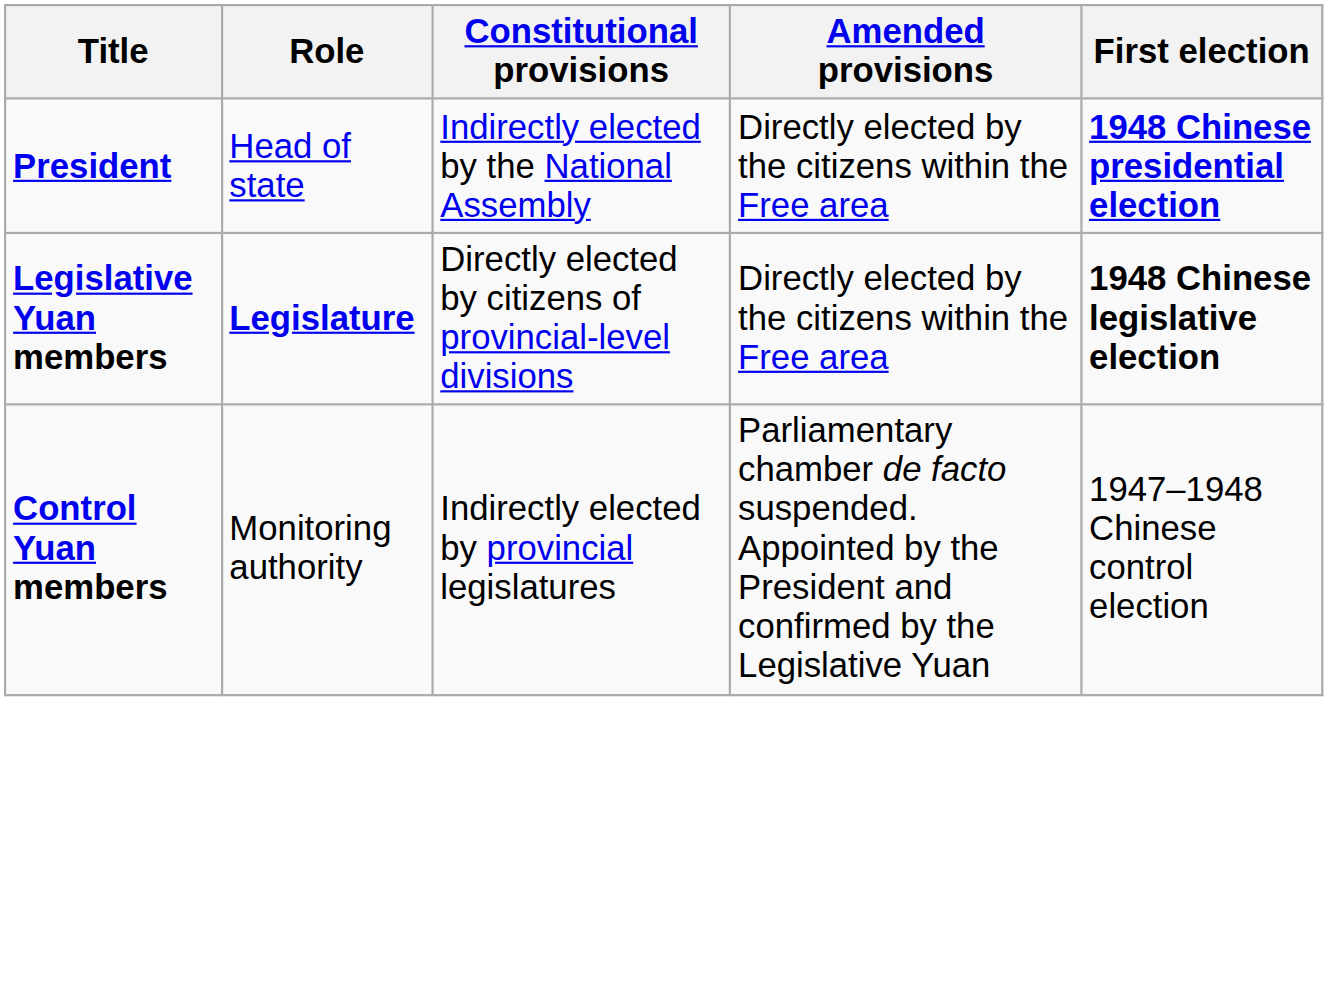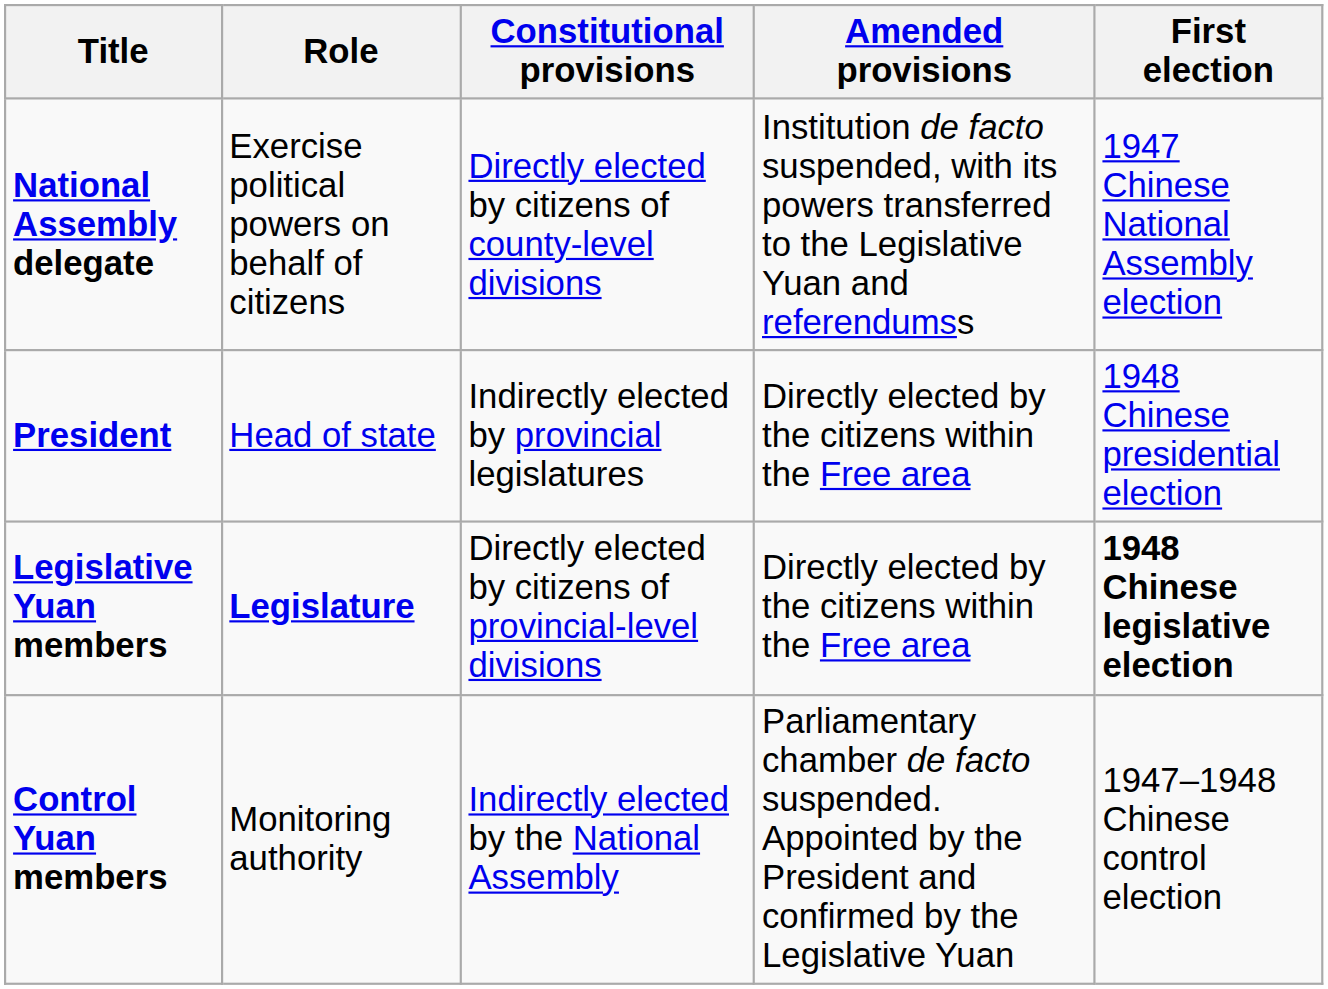+ row: (95, 223)
(571, 165) Indirectly elected by the National Assembly -> (599, 435) Indirectly elected by provincial legislatures
(1200, 165) bold -> (1191, 435) normal
(571, 548) Indirectly elected by provincial legislatures -> (599, 838) Indirectly elected by the National Assembly
